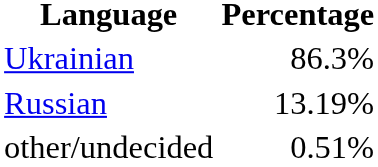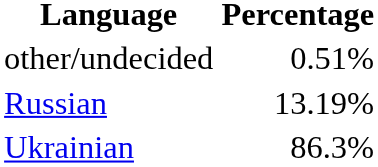rows swapped: (69, 58) <-> (109, 147)
